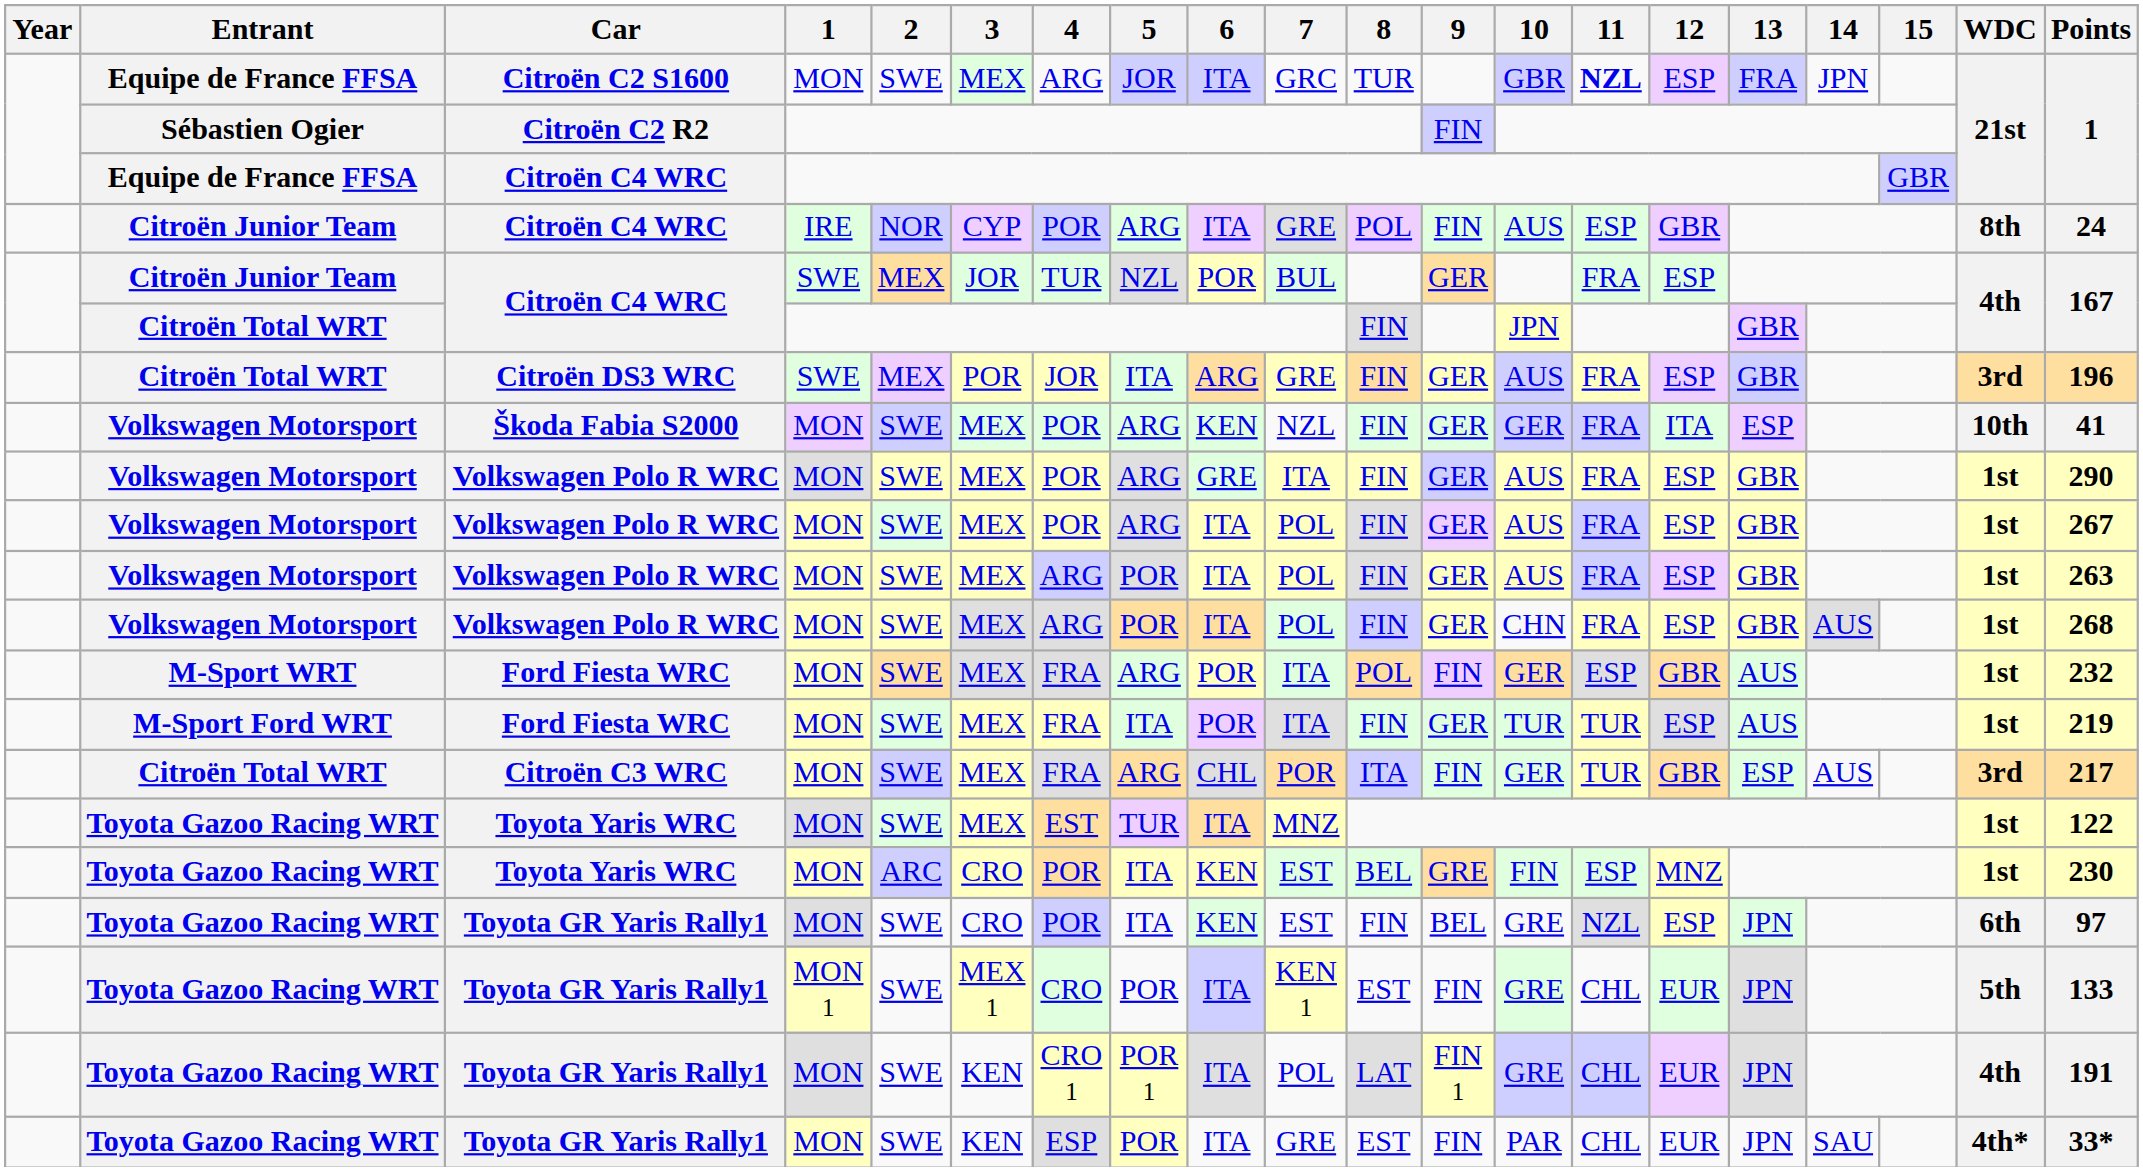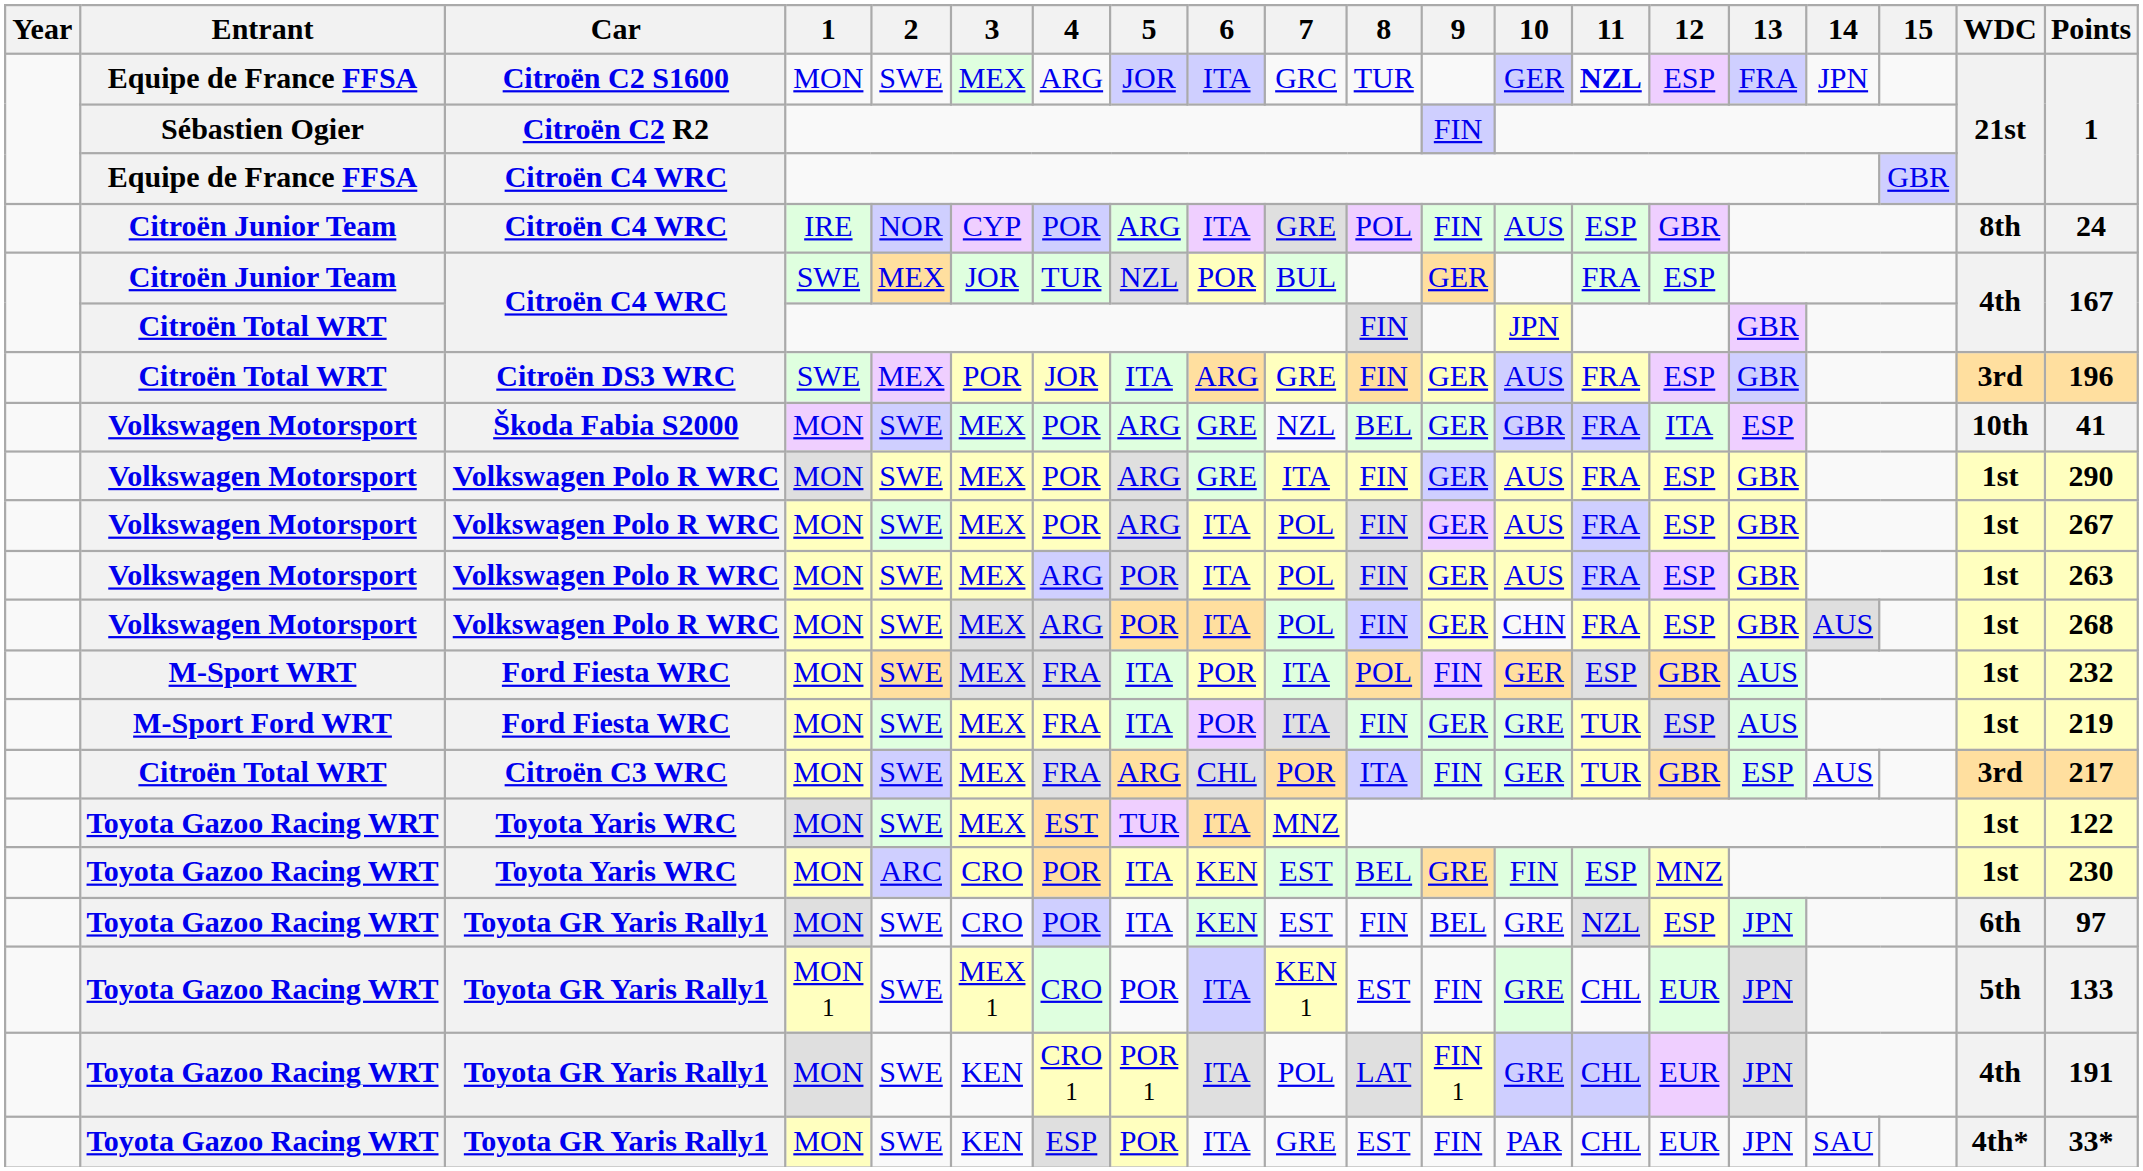(1534, 78) GBR -> (1534, 78) GER
(1227, 425) KEN -> (1227, 425) GRE
(1384, 425) FIN -> (1384, 425) BEL
(1534, 425) GER -> (1534, 425) GBR
(1149, 673) ARG -> (1149, 673) ITA
(1534, 723) TUR -> (1534, 723) GRE
